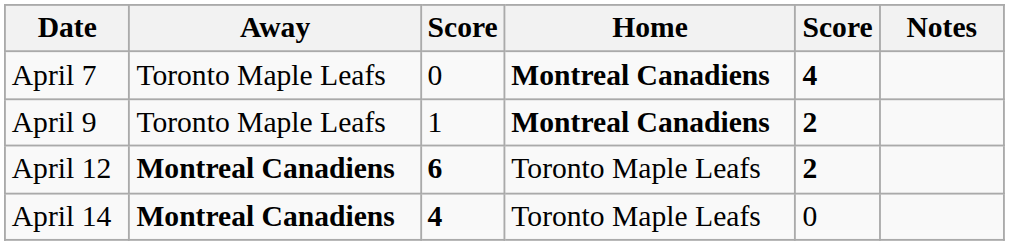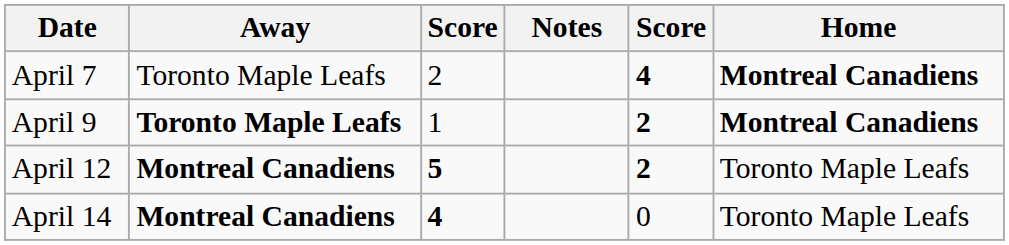columns swapped: (650, 27) <-> (942, 27)
(435, 74) 0 -> (435, 74) 2
(261, 121) normal -> (269, 121) bold
(435, 168) 6 -> (435, 168) 5
